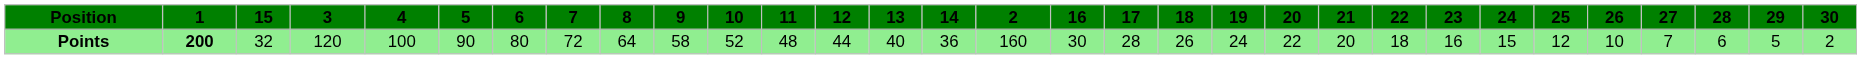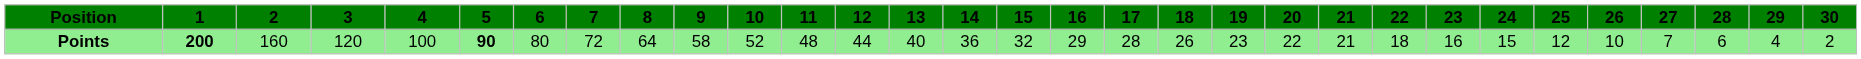columns swapped: (1013, 17) <-> (264, 17)
(466, 42) normal -> (486, 42) bold
(1077, 42) 30 -> (1077, 42) 29
(1238, 42) 24 -> (1238, 42) 23
(1346, 42) 20 -> (1346, 42) 21
(1776, 42) 5 -> (1776, 42) 4
